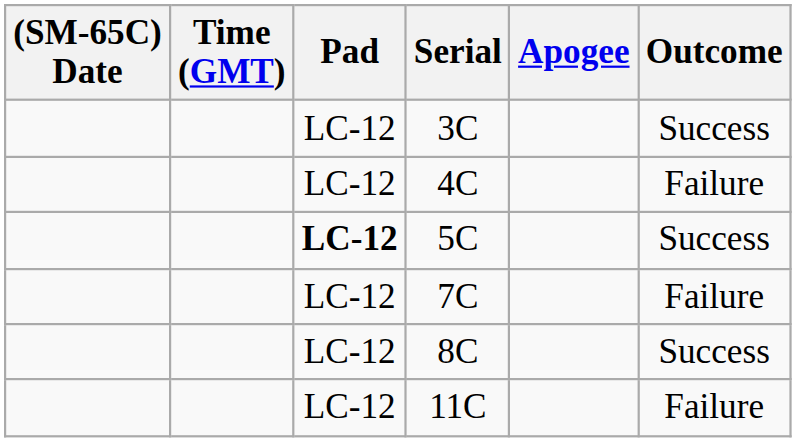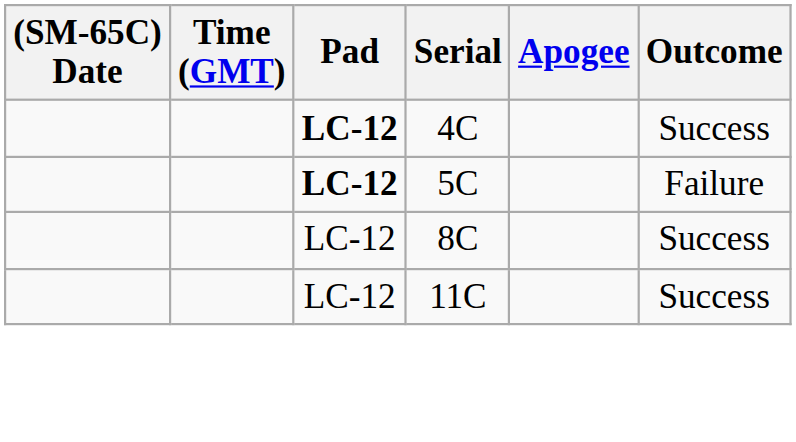- row: (458, 127)
(350, 183) normal -> (350, 127) bold
(714, 183) Failure -> (714, 127) Success
(714, 239) Success -> (714, 183) Failure
- row: (458, 295)
(714, 406) Failure -> (714, 295) Success
